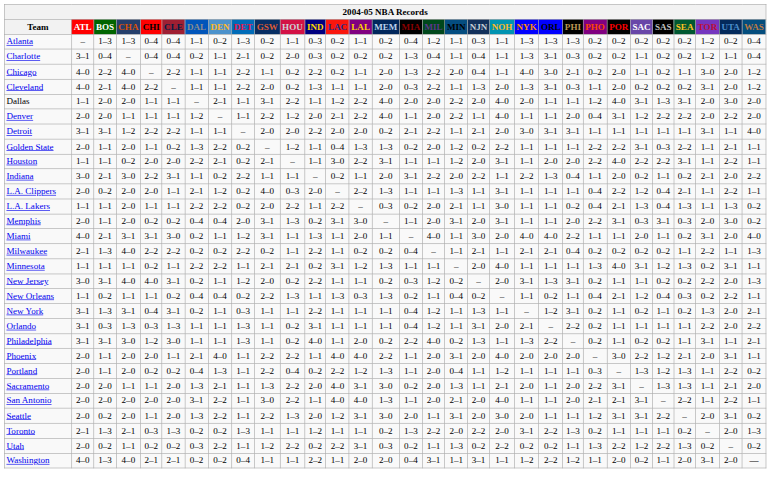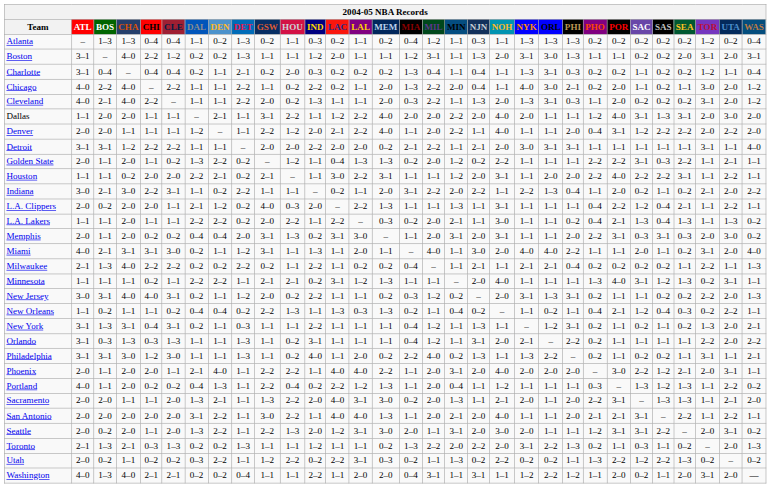+ row: (19, 57)
(83, 371) 2–0 -> (83, 386) 4–0
(642, 431) 1–1 -> (642, 446) 0–3
